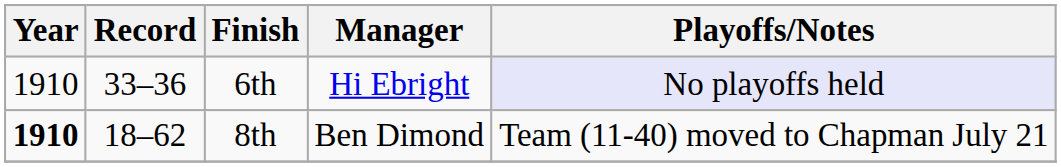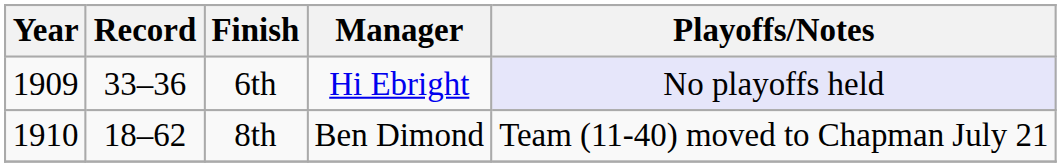(46, 82) 1910 -> (46, 82) 1909
(46, 135) bold -> (46, 135) normal
